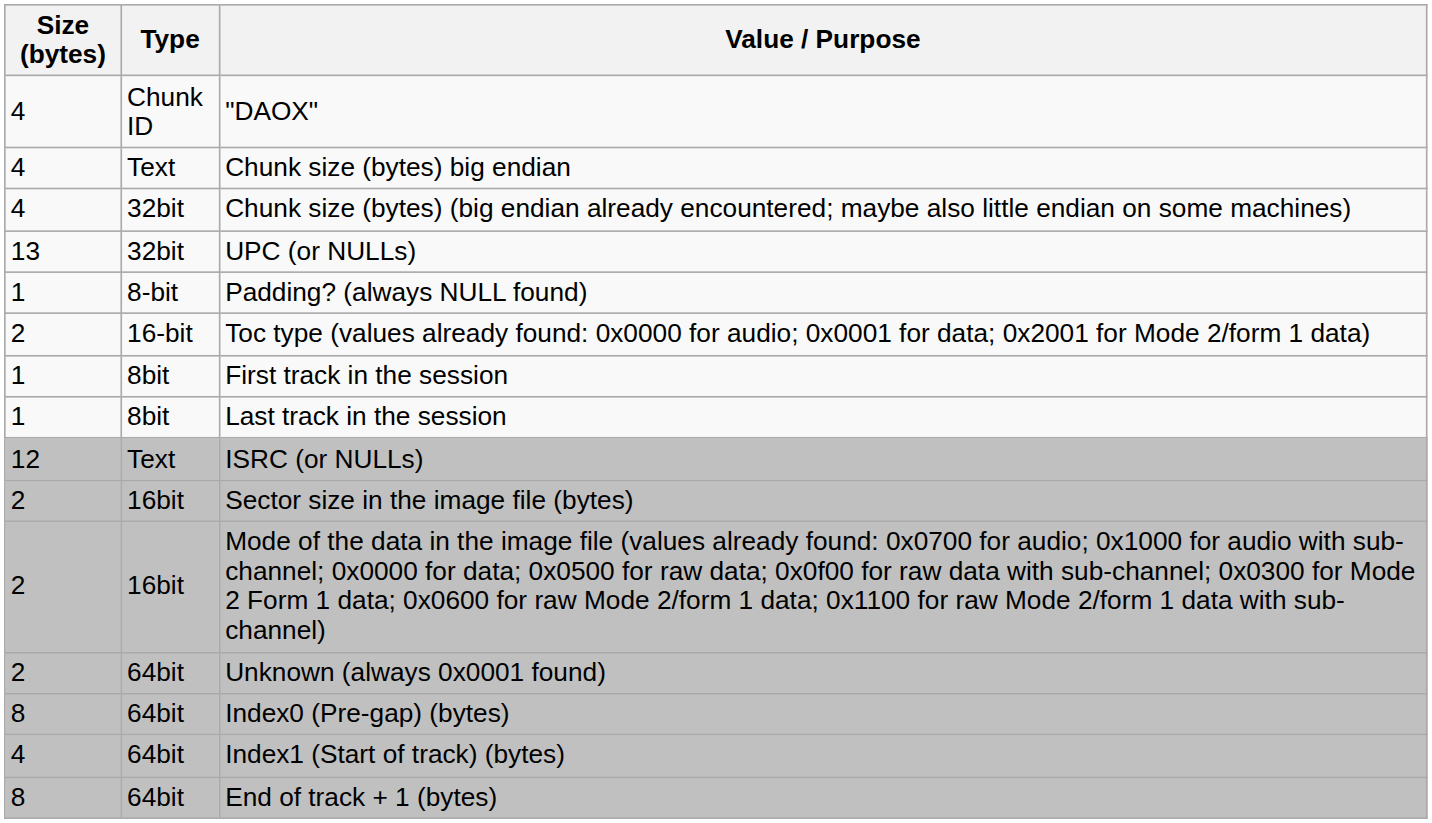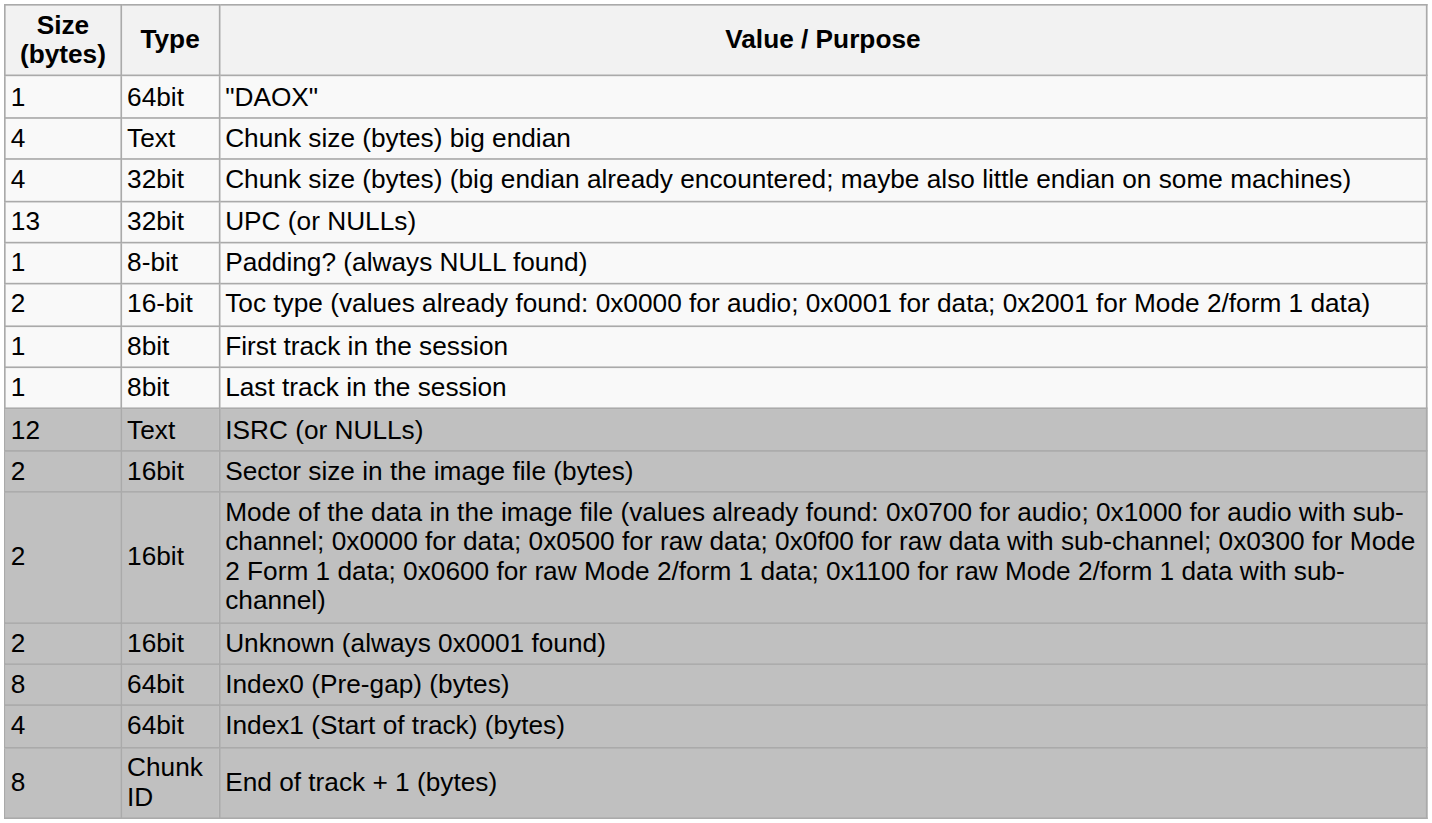(18, 111) 4 -> (18, 96) 1
(165, 111) Chunk ID -> (156, 96) 64bit
(156, 672) 64bit -> (156, 642) 16bit
(156, 797) 64bit -> (165, 782) Chunk ID
